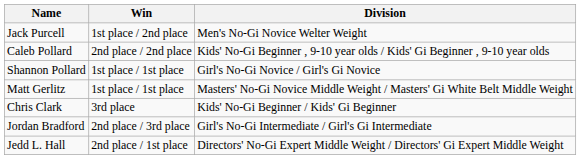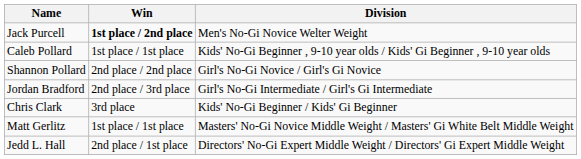(139, 32) normal -> (142, 32) bold
(141, 51) 2nd place / 2nd place -> (138, 51) 1st place / 1st place
(138, 70) 1st place / 1st place -> (141, 70) 2nd place / 2nd place
rows swapped: (46, 126) <-> (36, 88)
